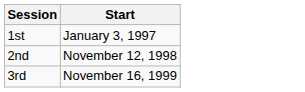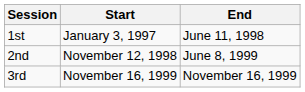+ column: (240, 14)
